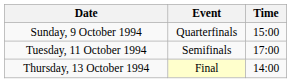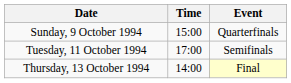columns swapped: (266, 13) <-> (207, 13)
